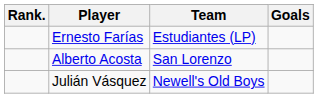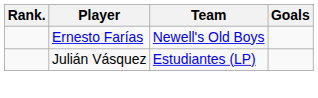(204, 37) Estudiantes (LP) -> (209, 37) Newell's Old Boys
- row: (97, 59)
(209, 81) Newell's Old Boys -> (204, 59) Estudiantes (LP)
